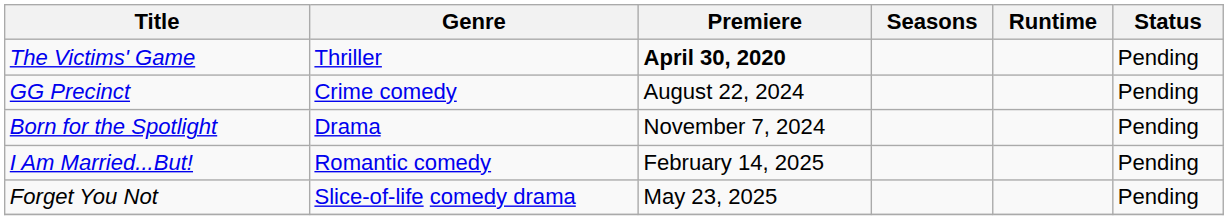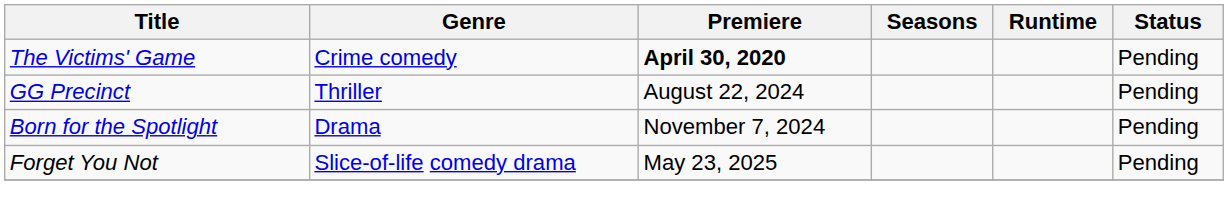(348, 57) Thriller -> (386, 57) Crime comedy
(386, 92) Crime comedy -> (348, 92) Thriller
- row: (101, 162)
